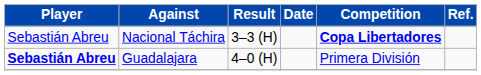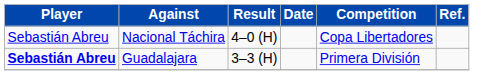(254, 37) 3–3 (H) -> (254, 37) 4–0 (H)
(381, 37) bold -> (376, 37) normal
(254, 59) 4–0 (H) -> (254, 59) 3–3 (H)
